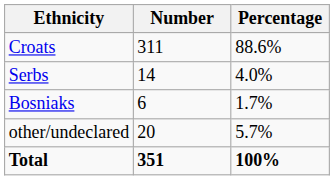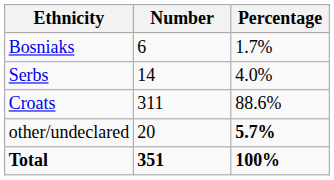rows swapped: (32, 47) <-> (42, 103)
(254, 132) normal -> (255, 132) bold
